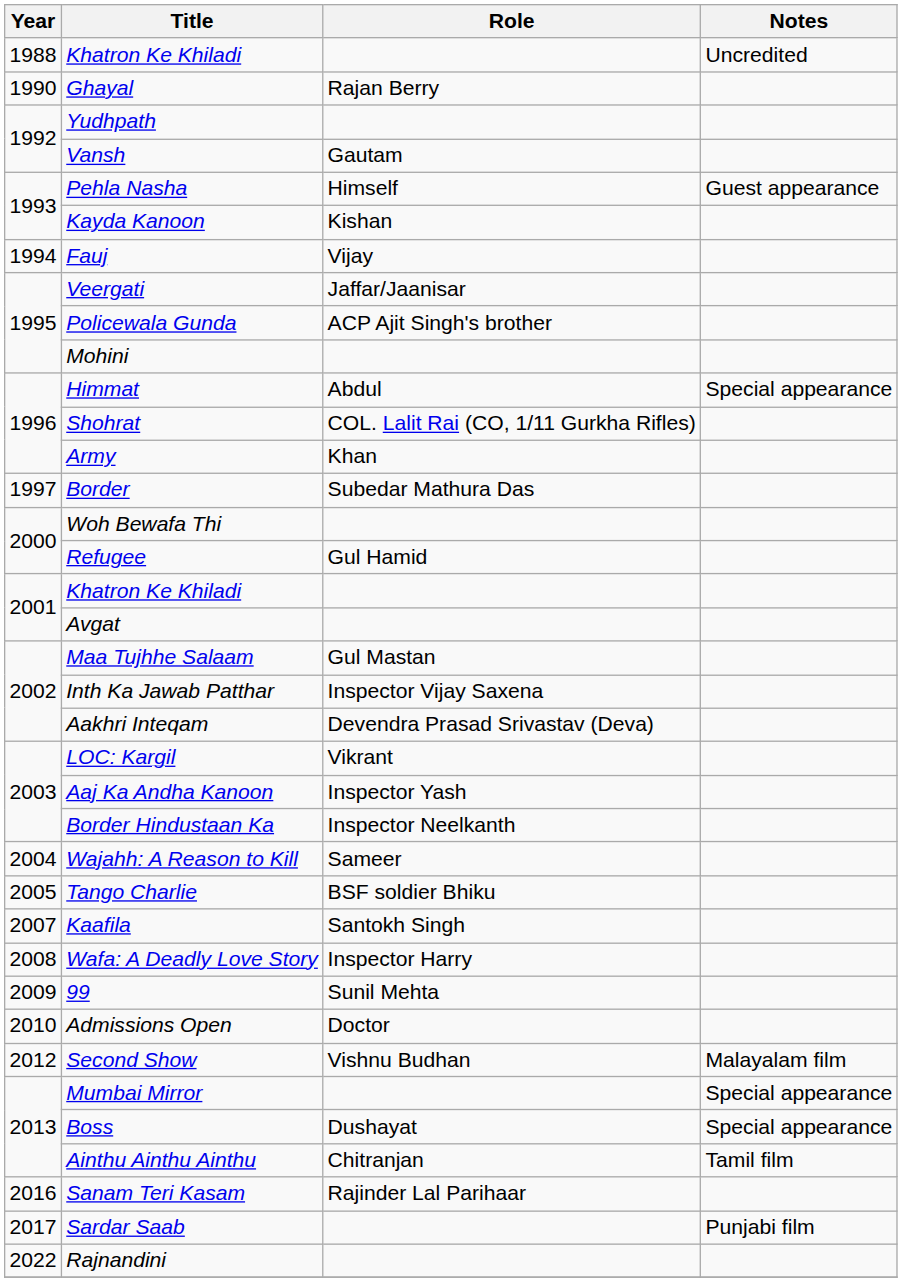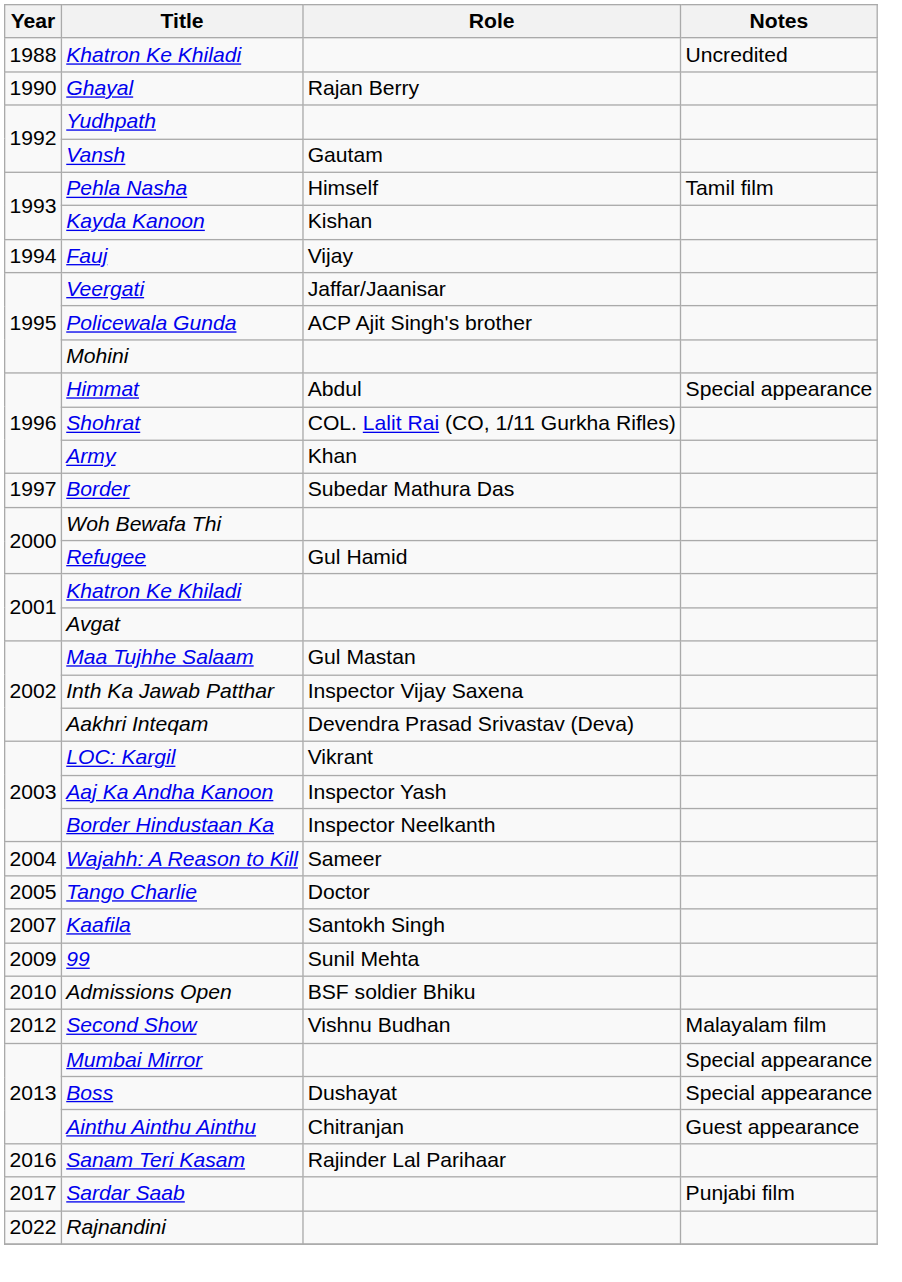(792, 188) Guest appearance -> (730, 188) Tamil film
(412, 892) BSF soldier Bhiku -> (339, 892) Doctor
- row: (33, 959)
(359, 1026) Doctor -> (392, 992) BSF soldier Bhiku
(750, 1160) Tamil film -> (772, 1126) Guest appearance
